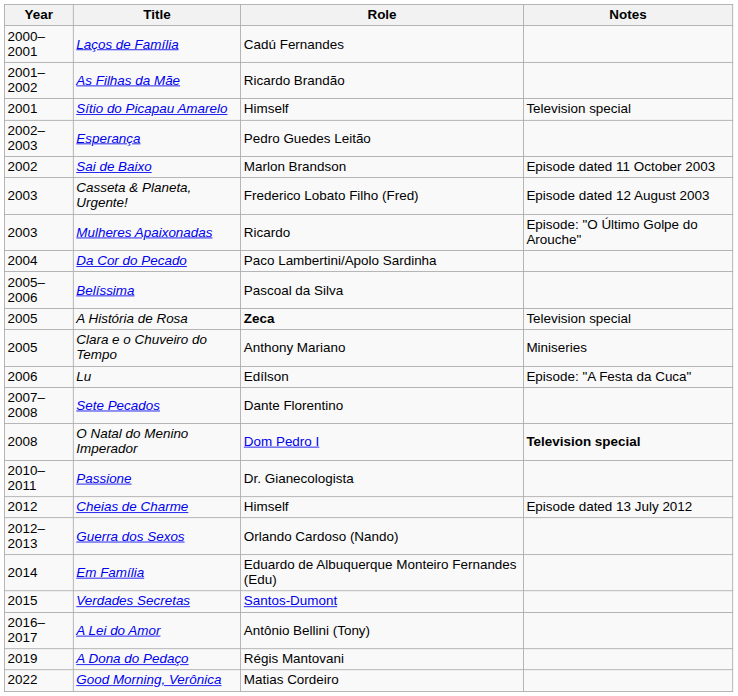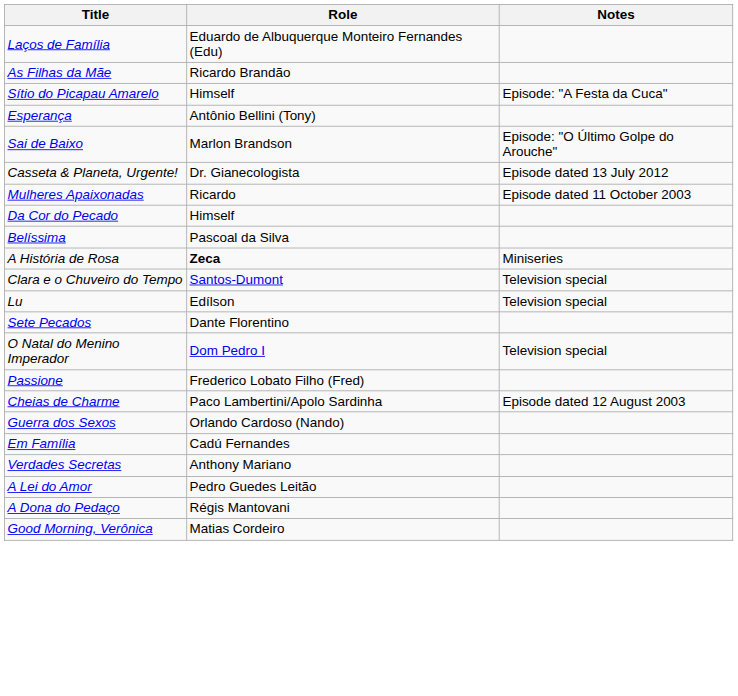- column: (39, 15)
(294, 44) Cadú Fernandes -> (326, 44) Eduardo de Albuquerque Monteiro Fernandes (Edu)
(579, 109) Television special -> (585, 94) Episode: "A Festa da Cuca"
(307, 138) Pedro Guedes Leitão -> (253, 115) Antônio Bellini (Tony)
(621, 167) Episode dated 11 October 2003 -> (588, 144) Episode: "O Último Golpe do Arouche"
(331, 195) Frederico Lobato Filho (Fred) -> (244, 173) Dr. Gianecologista
(618, 195) Episode dated 12 August 2003 -> (585, 173) Episode dated 13 July 2012
(612, 232) Episode: "O Último Golpe do Arouche" -> (597, 194) Episode dated 11 October 2003
(340, 261) Paco Lambertini/Apolo Sardinha -> (212, 215) Himself
(579, 319) Television special -> (533, 258) Miniseries
(295, 347) Anthony Mariano -> (236, 279) Santos-Dumont
(557, 347) Miniseries -> (555, 279) Television special
(609, 376) Episode: "A Festa da Cuca" -> (555, 301) Television special
(583, 442) bold -> (555, 351) normal
(299, 478) Dr. Gianecologista -> (277, 380) Frederico Lobato Filho (Fred)
(266, 507) Himself -> (286, 401) Paco Lambertini/Apolo Sardinha
(609, 507) Episode dated 13 July 2012 -> (594, 401) Episode dated 12 August 2003
(380, 572) Eduardo de Albuquerque Monteiro Fernandes (Edu) -> (240, 444) Cadú Fernandes
(290, 601) Santos-Dumont -> (240, 465) Anthony Mariano
(307, 630) Antônio Bellini (Tony) -> (253, 486) Pedro Guedes Leitão
